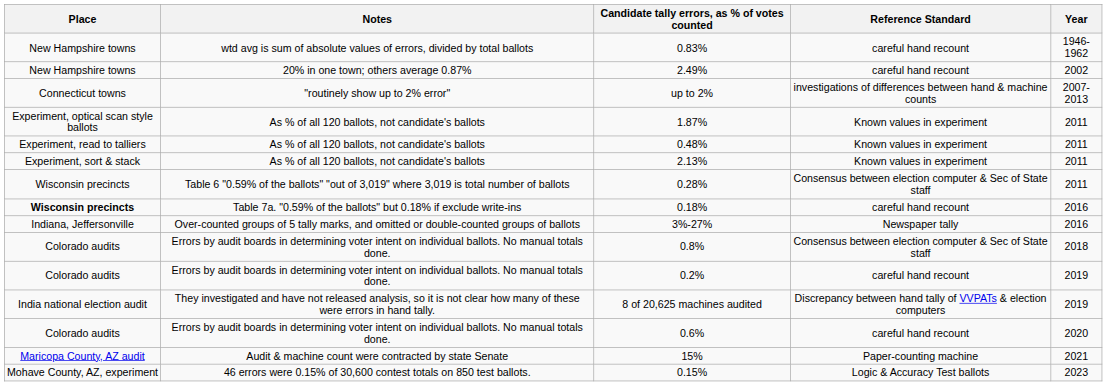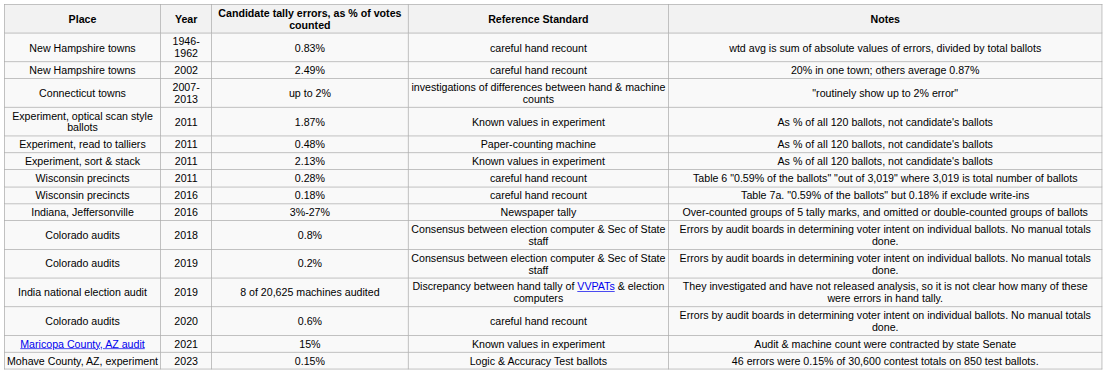columns swapped: (1076, 19) <-> (377, 19)
(921, 145) Known values in experiment -> (538, 145) Paper-counting machine
(921, 184) Consensus between election computer & Sec of State staff -> (538, 178) careful hand recount
(83, 207) bold -> (83, 195) normal
(921, 276) careful hand recount -> (538, 264) Consensus between election computer & Sec of State staff
(921, 356) Paper-counting machine -> (538, 344) Known values in experiment
